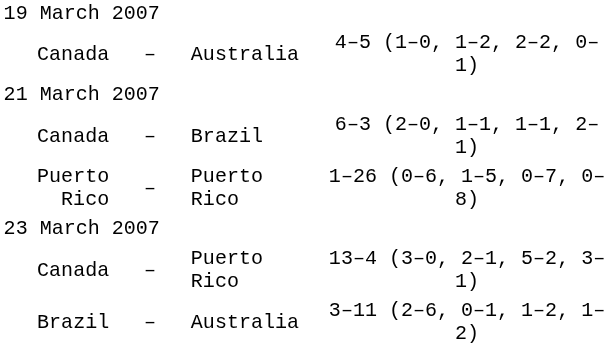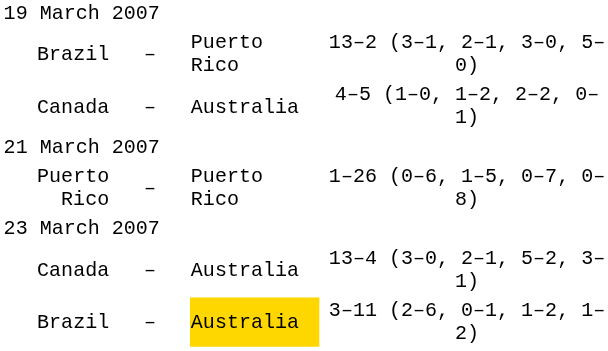+ row: (73, 54)
- row: (73, 136)
(227, 270) Puerto Rico -> (245, 270) Australia
(245, 322) no background -> (245, 322) gold background
